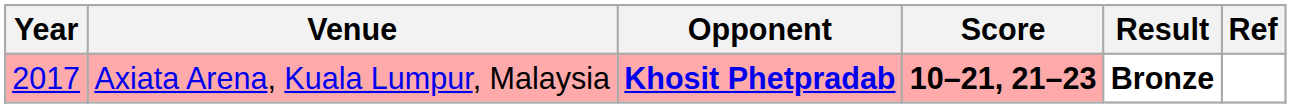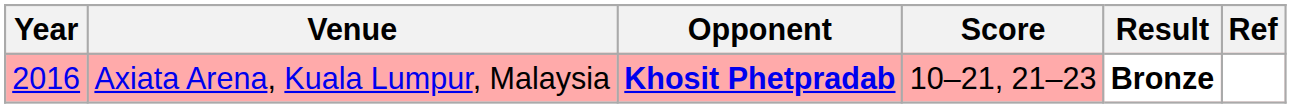(46, 78) 2017 -> (46, 78) 2016
(1003, 78) bold -> (1003, 78) normal
